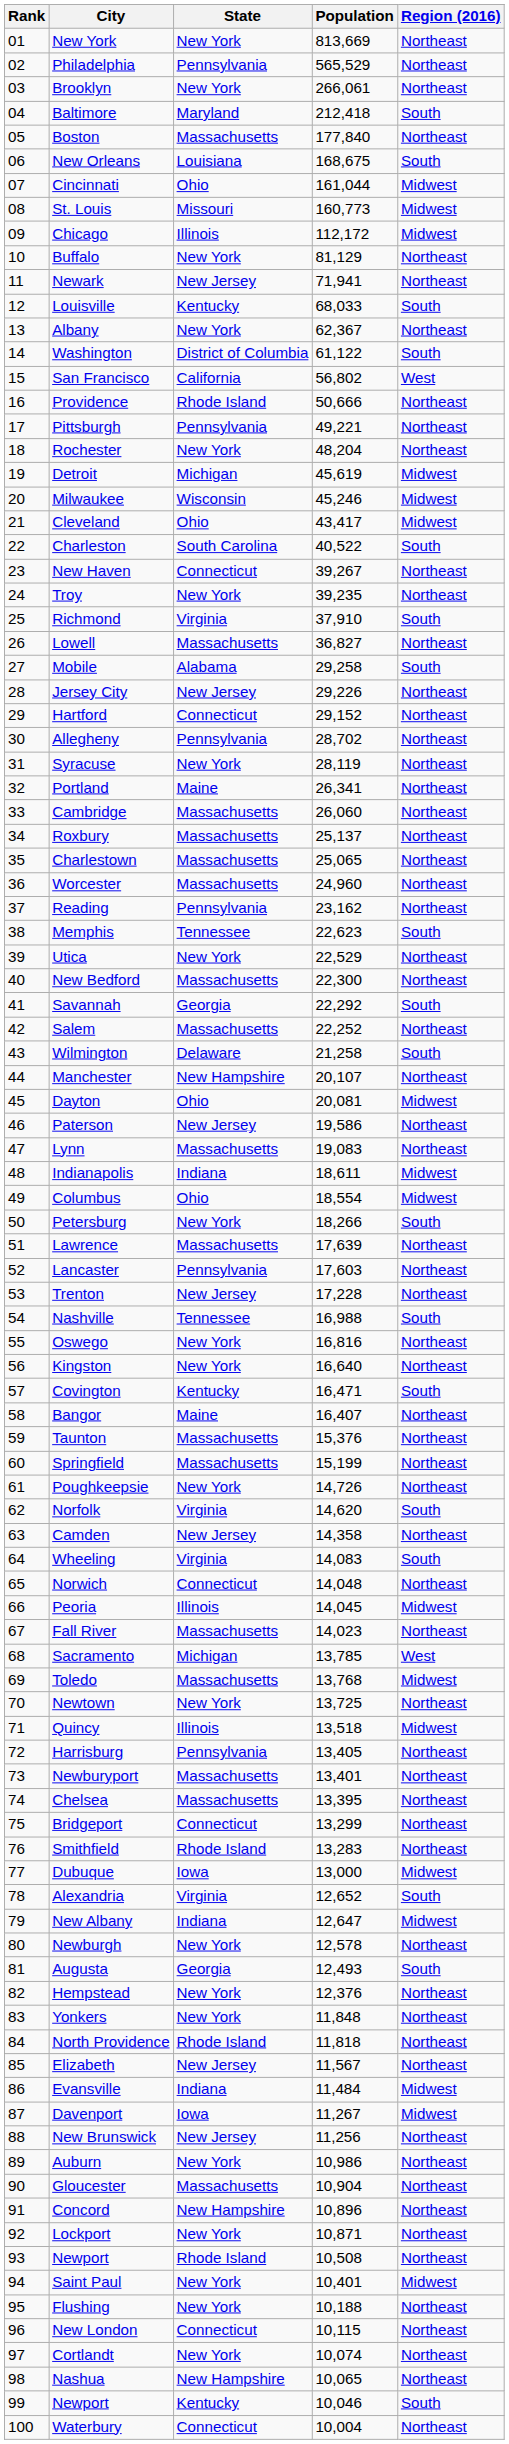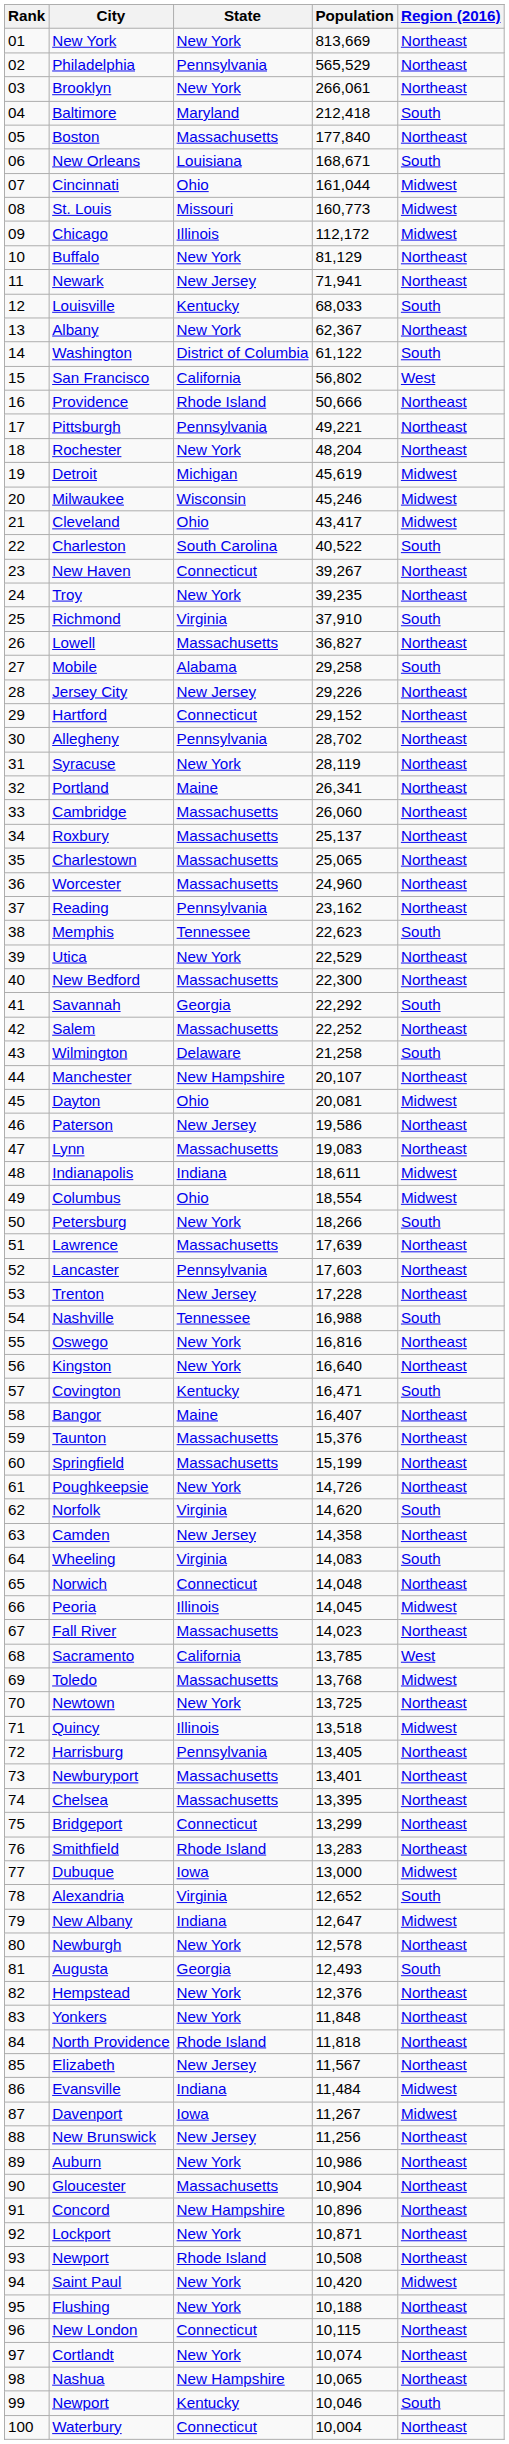(343, 161) 168,675 -> (343, 161) 168,671
(207, 1655) Michigan -> (209, 1655) California
(339, 2282) 10,401 -> (339, 2282) 10,420
